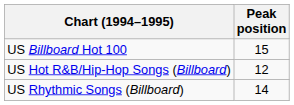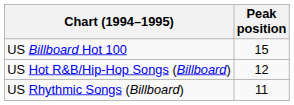(262, 89) 14 -> (262, 89) 11
